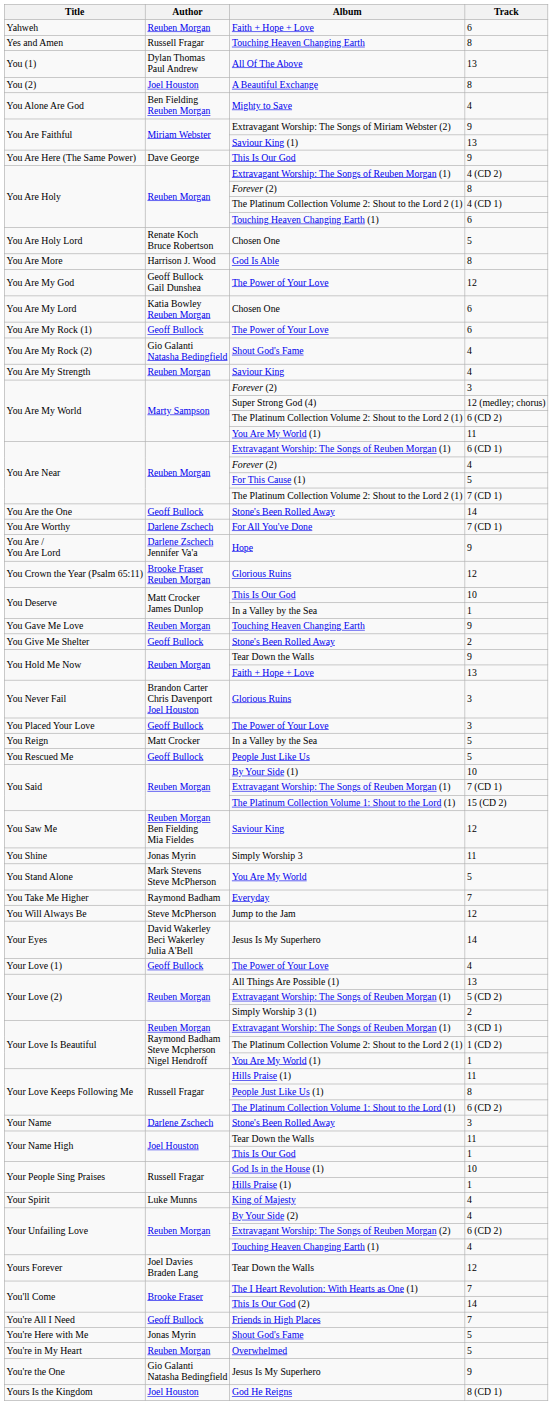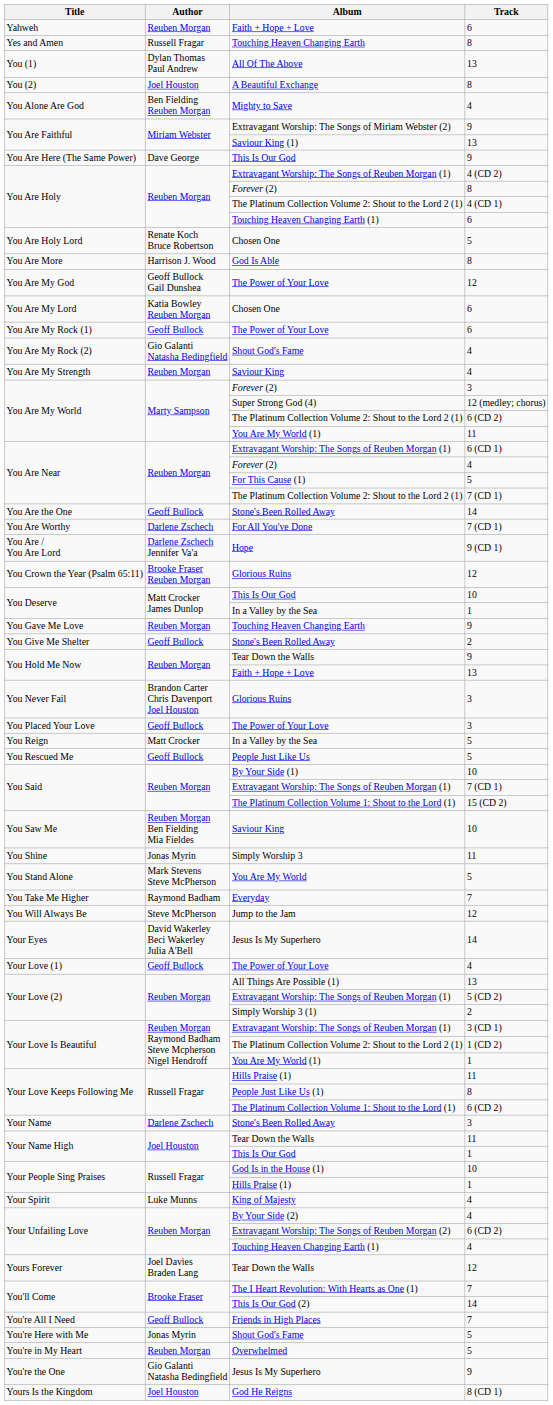(469, 547) 9 -> (484, 547) 9 (CD 1)
(472, 829) 12 -> (472, 829) 10
